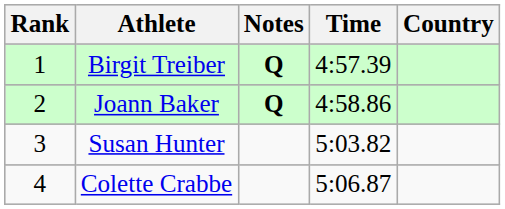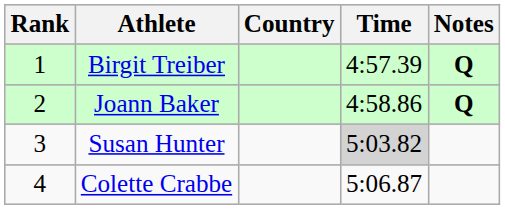columns swapped: (448, 24) <-> (274, 24)
(353, 143) no background -> (384, 143) lightgrey background
